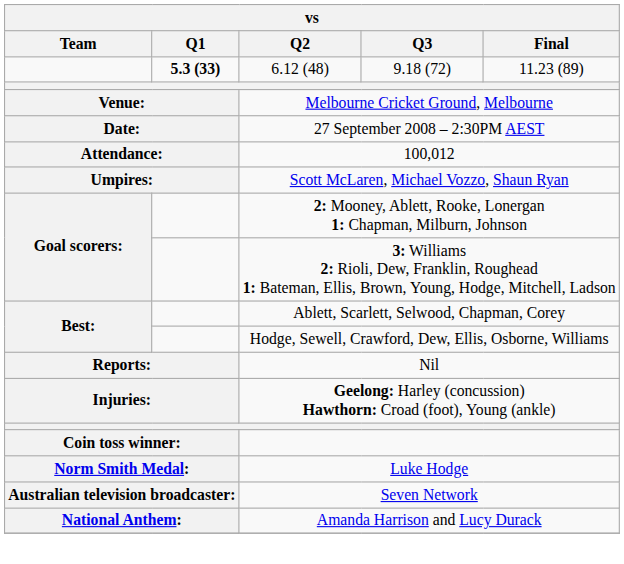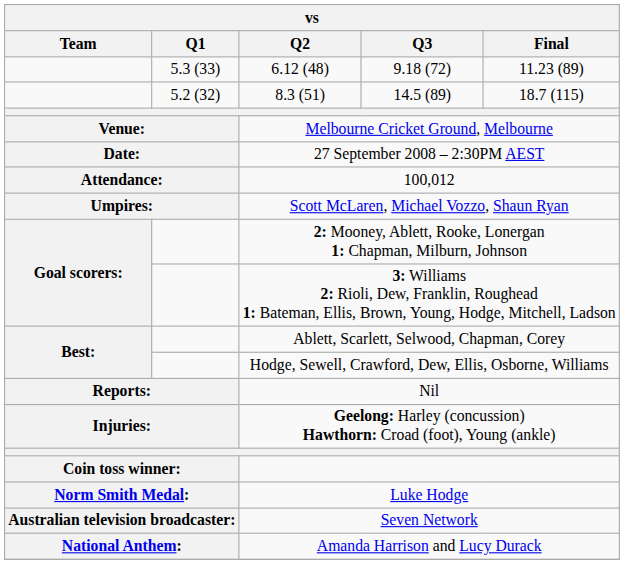(195, 69) bold -> (195, 69) normal
+ row: (300, 95)
